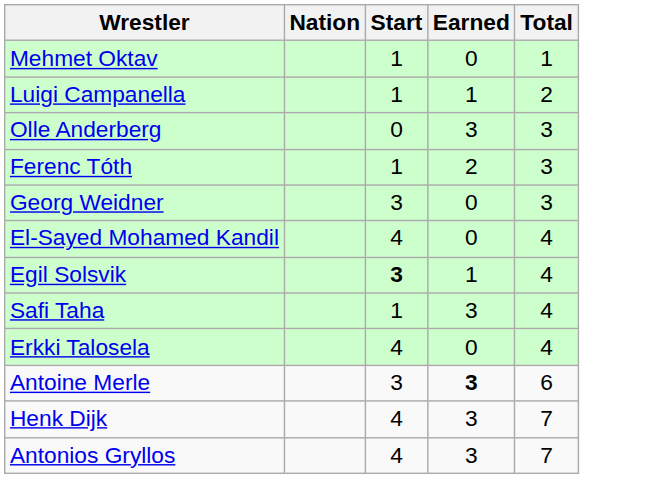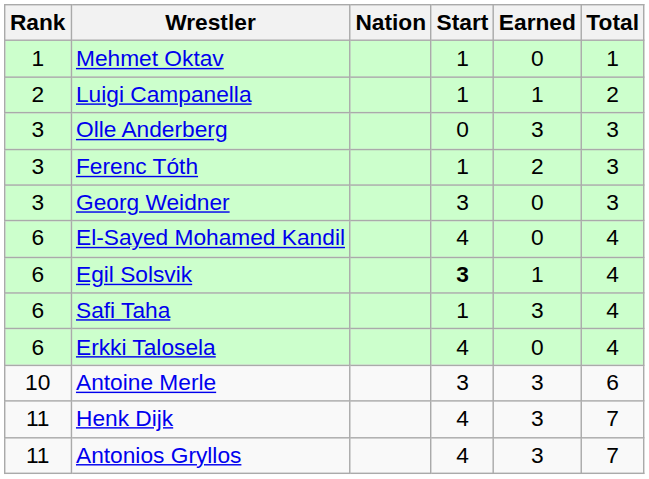+ column: (38, 22)
(471, 382) bold -> (537, 382) normal
